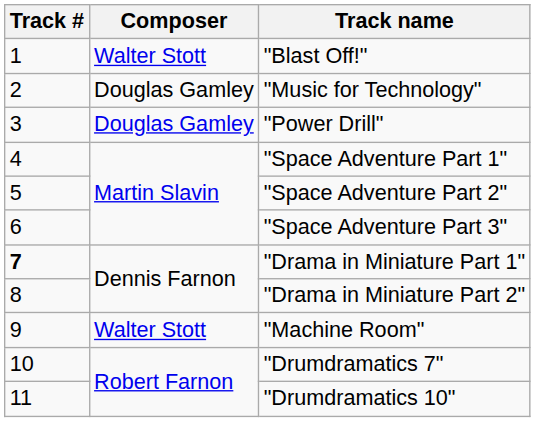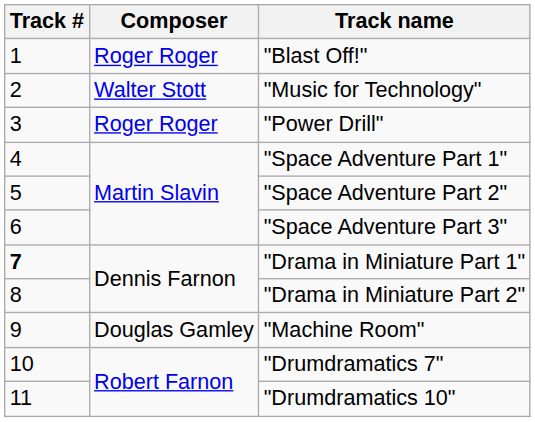(150, 55) Walter Stott -> (156, 55) Roger Roger
(174, 90) Douglas Gamley -> (150, 90) Walter Stott
(174, 124) Douglas Gamley -> (156, 124) Roger Roger
(150, 329) Walter Stott -> (174, 329) Douglas Gamley
